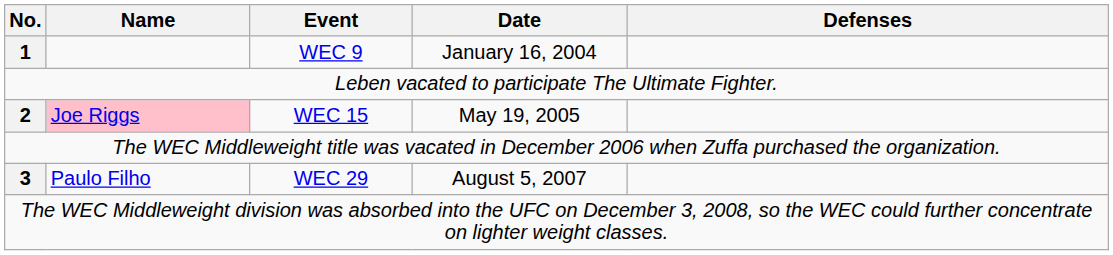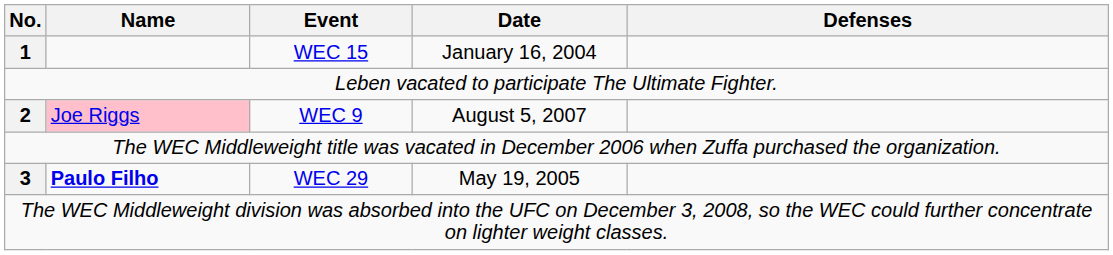(331, 52) WEC 9 -> (331, 52) WEC 15
(331, 115) WEC 15 -> (331, 115) WEC 9
(519, 115) May 19, 2005 -> (519, 115) August 5, 2007
(101, 178) normal -> (105, 178) bold
(519, 178) August 5, 2007 -> (519, 178) May 19, 2005
